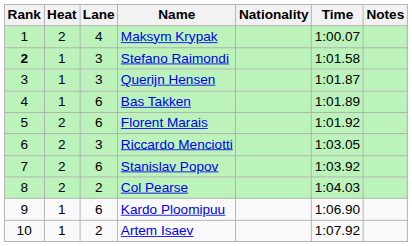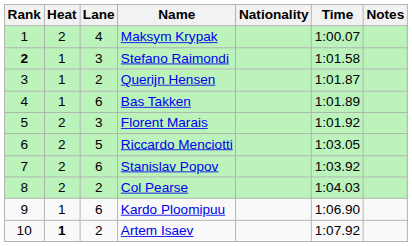(99, 79) 3 -> (99, 79) 2
(99, 123) 6 -> (99, 123) 3
(99, 144) 3 -> (99, 144) 5
(62, 230) normal -> (62, 230) bold
